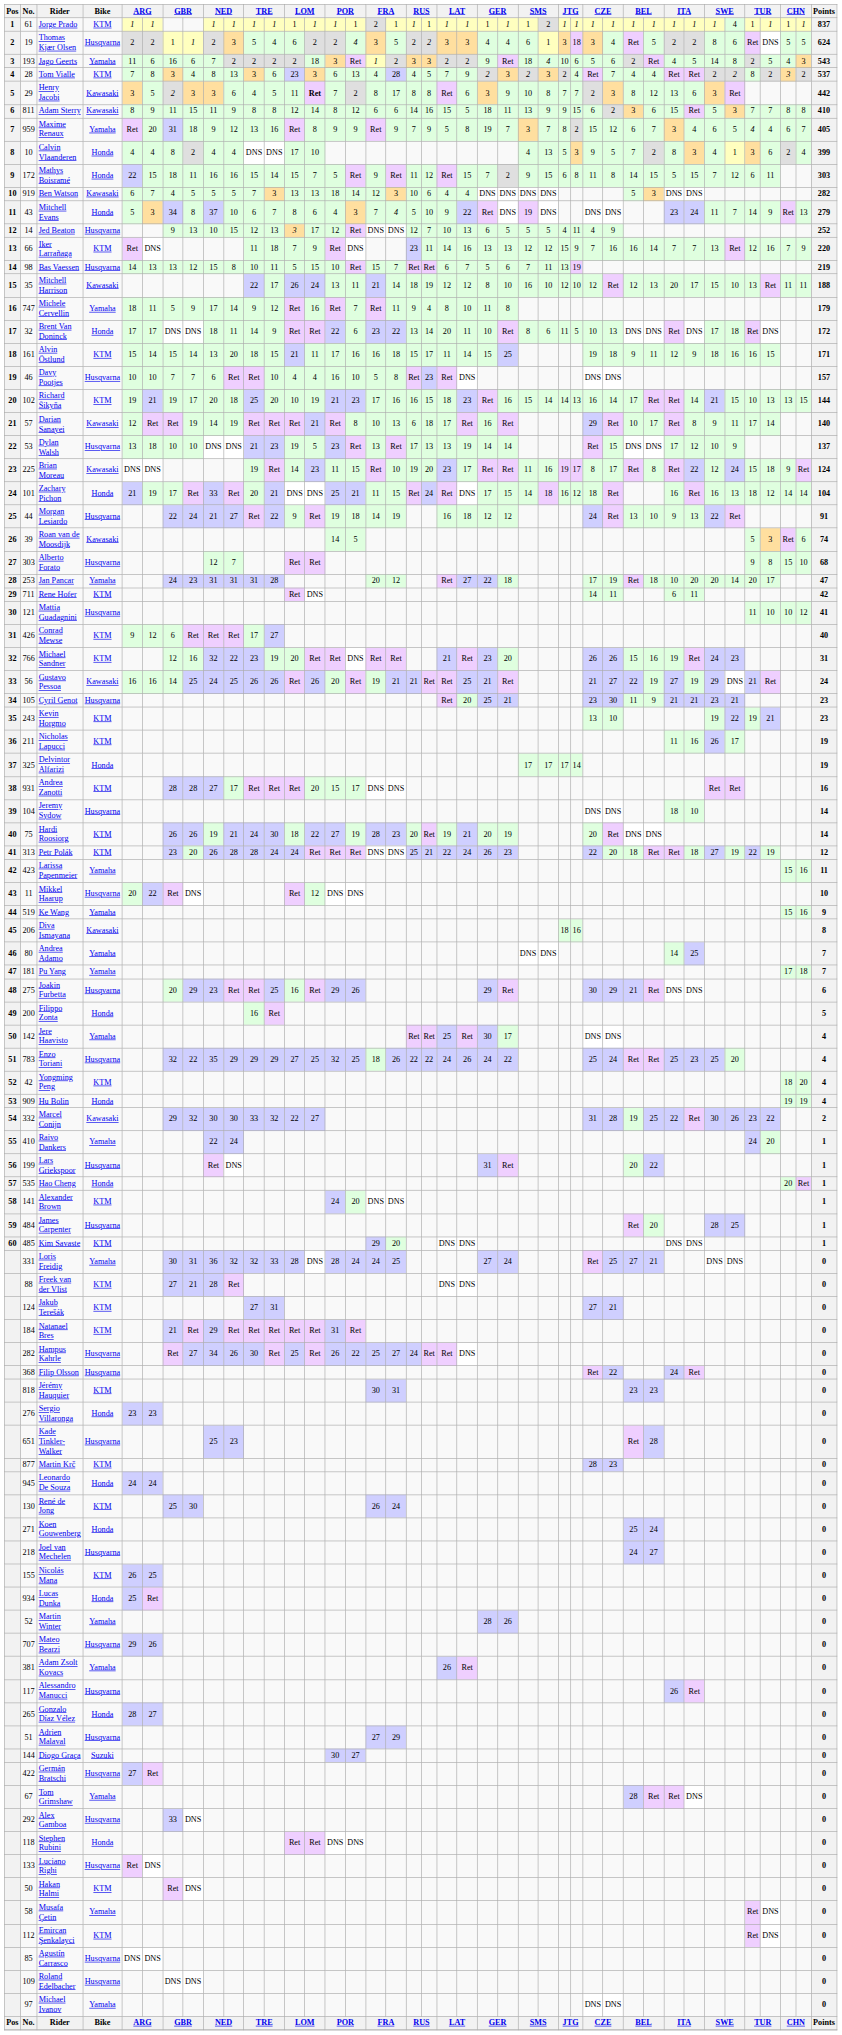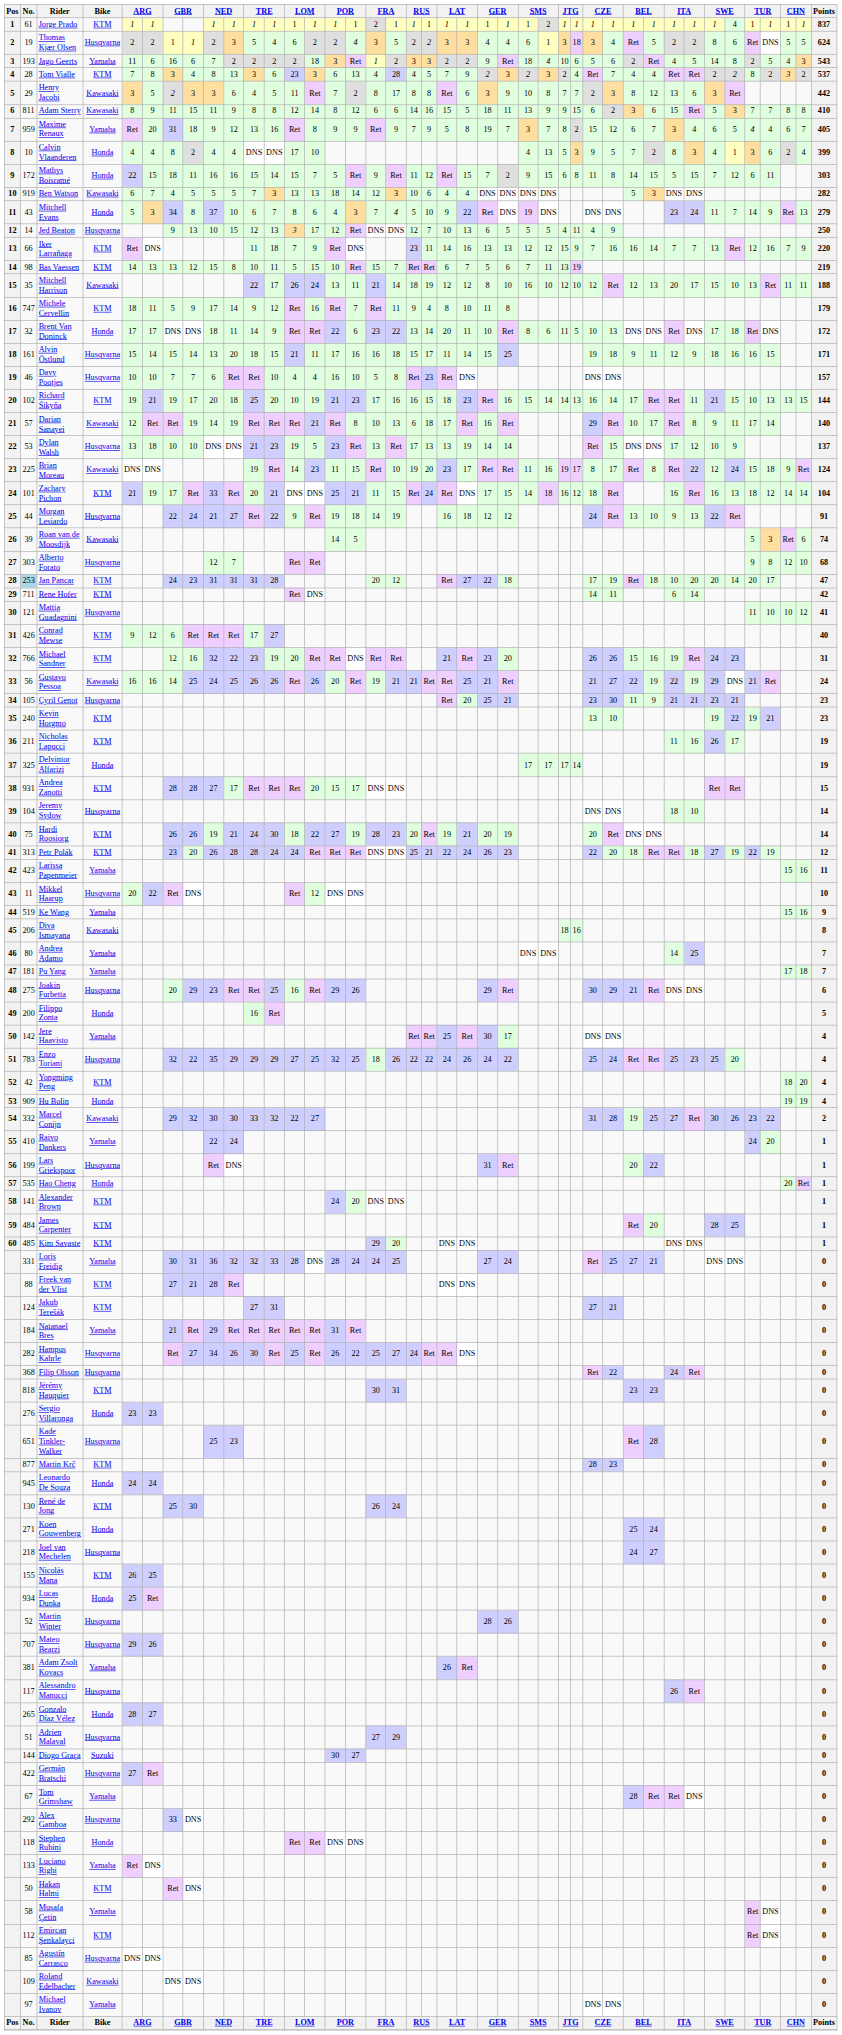(315, 92) bold -> (315, 92) normal
(824, 230) 252 -> (824, 230) 250
(102, 267) Husqvarna -> (102, 267) KTM
(102, 308) Yamaha -> (102, 308) KTM
(102, 354) KTM -> (102, 354) Husqvarna
(694, 401) 14 -> (694, 401) 11
(102, 493) Honda -> (102, 493) KTM
(788, 562) 15 -> (788, 562) 12
(29, 581) no background -> (29, 581) lightblue background
(102, 581) Yamaha -> (102, 581) KTM
(694, 594) 11 -> (694, 594) 14
(674, 682) 27 -> (674, 682) 22
(29, 718) 243 -> (29, 718) 240
(824, 788) 16 -> (824, 788) 15
(674, 1119) 22 -> (674, 1119) 27
(102, 1225) Husqvarna -> (102, 1225) KTM
(102, 1331) KTM -> (102, 1331) Yamaha
(102, 1621) Yamaha -> (102, 1621) Husqvarna
(102, 1866) Husqvarna -> (102, 1866) Yamaha
(102, 1981) Husqvarna -> (102, 1981) Kawasaki
